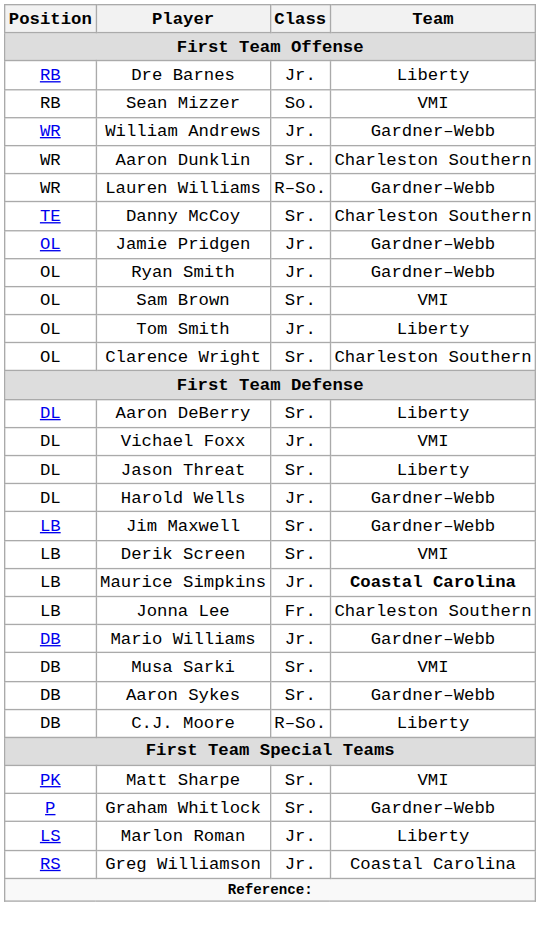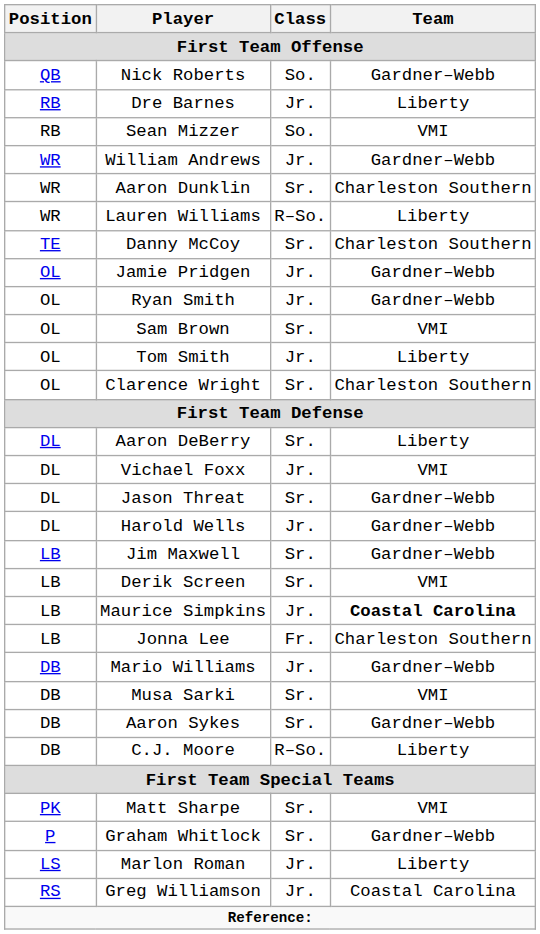+ row: (183, 75)
(433, 188) Gardner–Webb -> (433, 216) Liberty
(433, 470) Liberty -> (433, 498) Gardner–Webb
